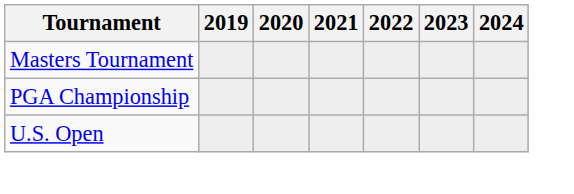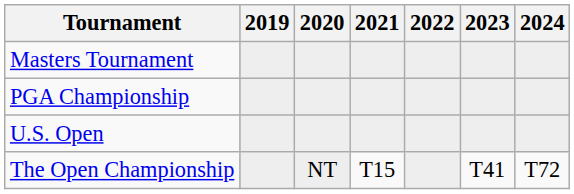+ row: (122, 170)
